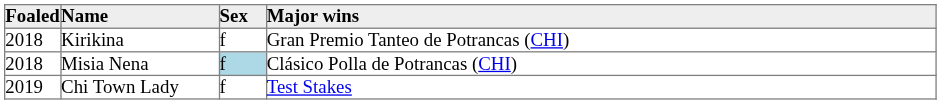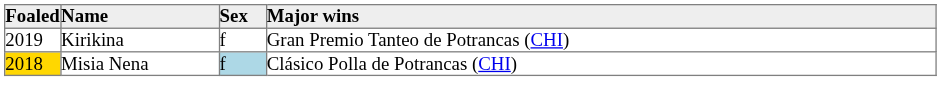(24, 39) 2018 -> (24, 39) 2019
(24, 63) no background -> (24, 63) gold background
- row: (120, 87)
